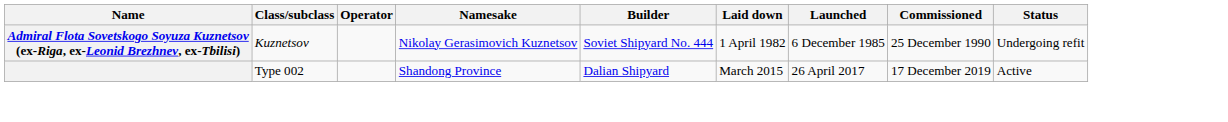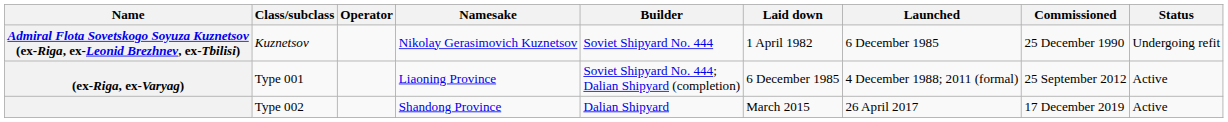+ row: (128, 86)
